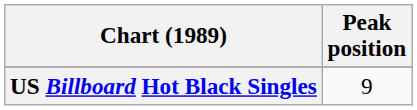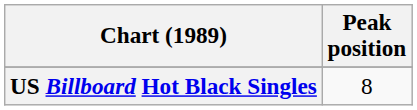(367, 85) 9 -> (367, 85) 8
